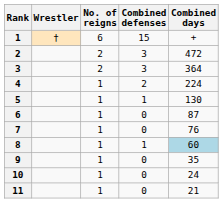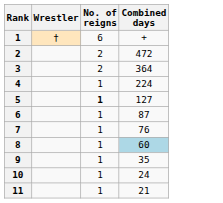- column: (144, 17)
(100, 99) normal -> (100, 99) bold
(193, 99) 130 -> (144, 99) 127
